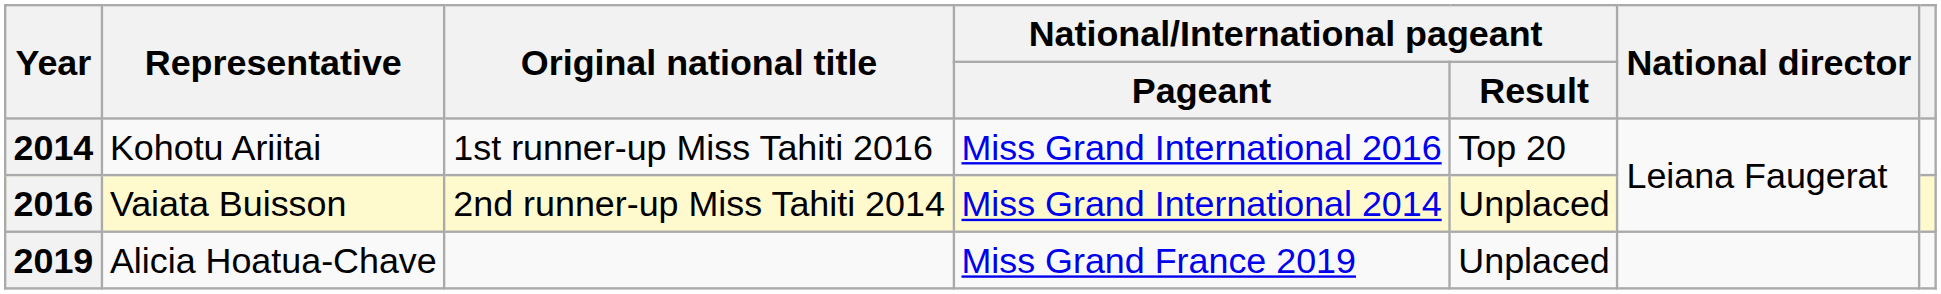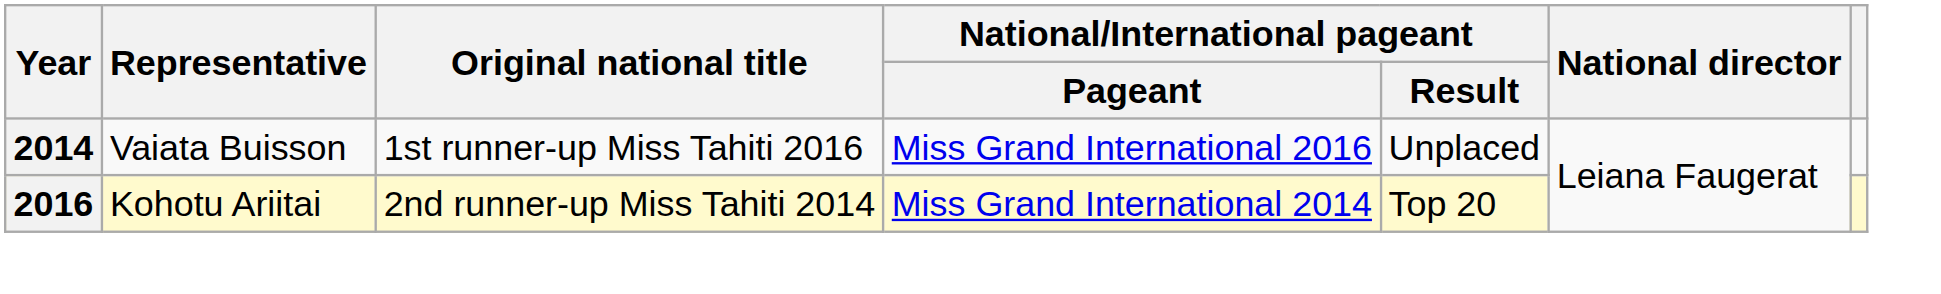(216, 147) Kohotu Ariitai -> (228, 147) Vaiata Buisson
(1512, 147) Top 20 -> (1464, 147) Unplaced
(228, 204) Vaiata Buisson -> (216, 204) Kohotu Ariitai
(1534, 204) Unplaced -> (1442, 204) Top 20
- row: (53, 261)
